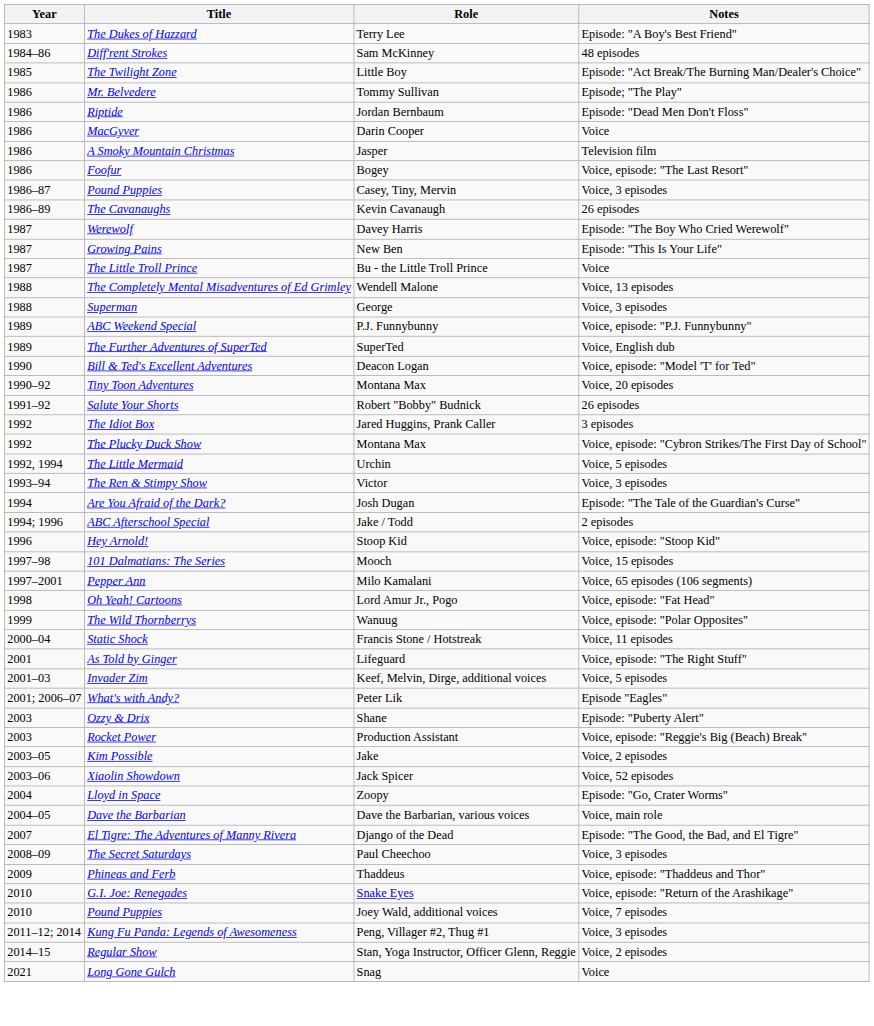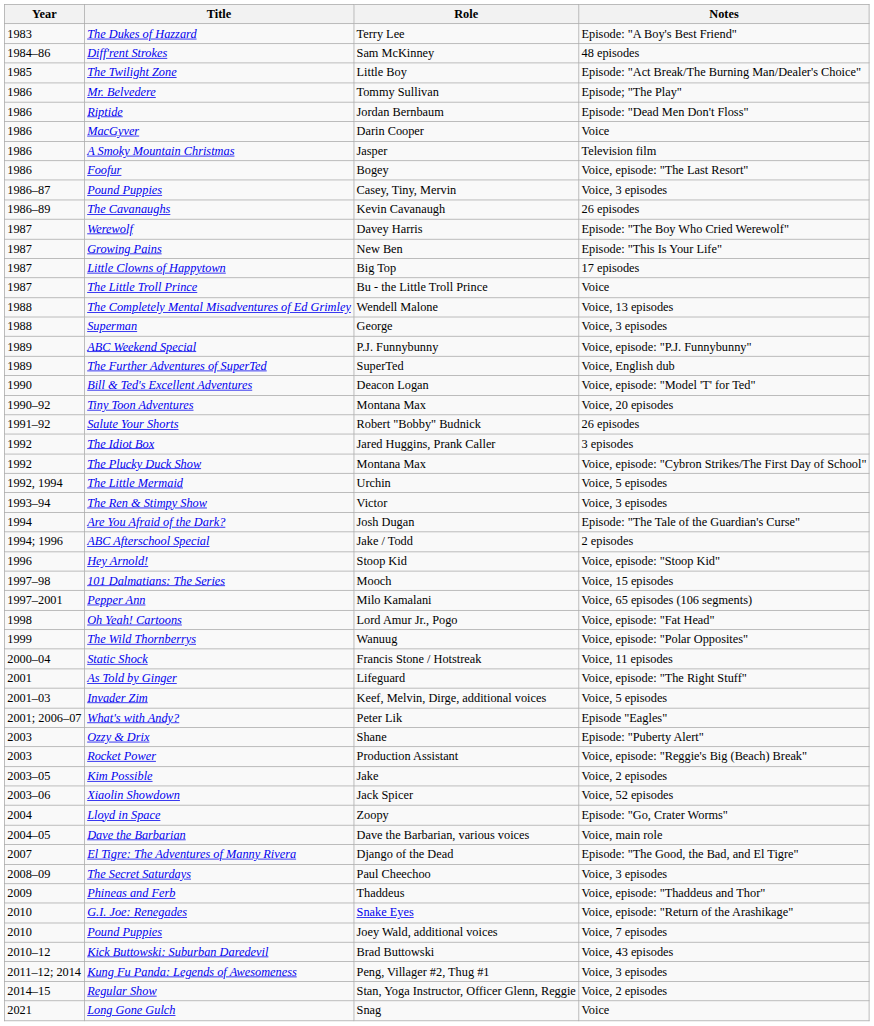+ row: (156, 268)
+ row: (178, 952)
